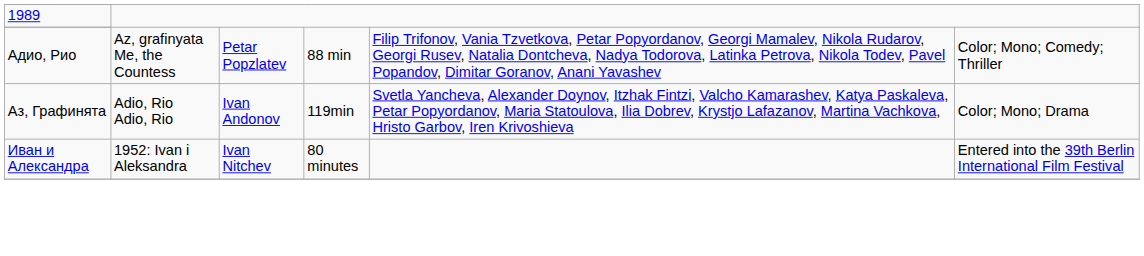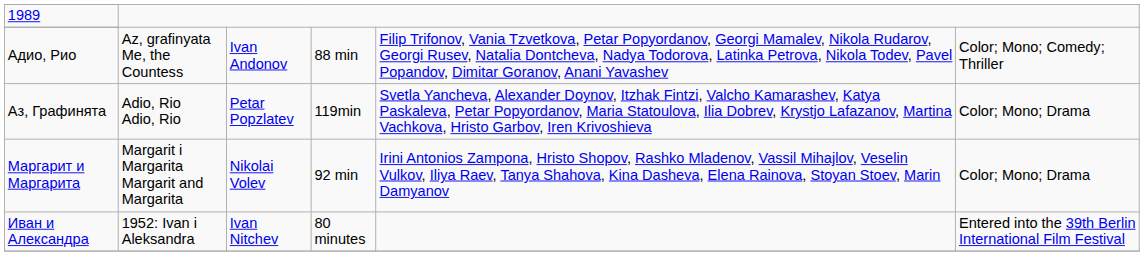(254, 55) Petar Popzlatev -> (258, 55) Ivan Andonov
(251, 111) Ivan Andonov -> (262, 111) Petar Popzlatev
+ row: (46, 175)
